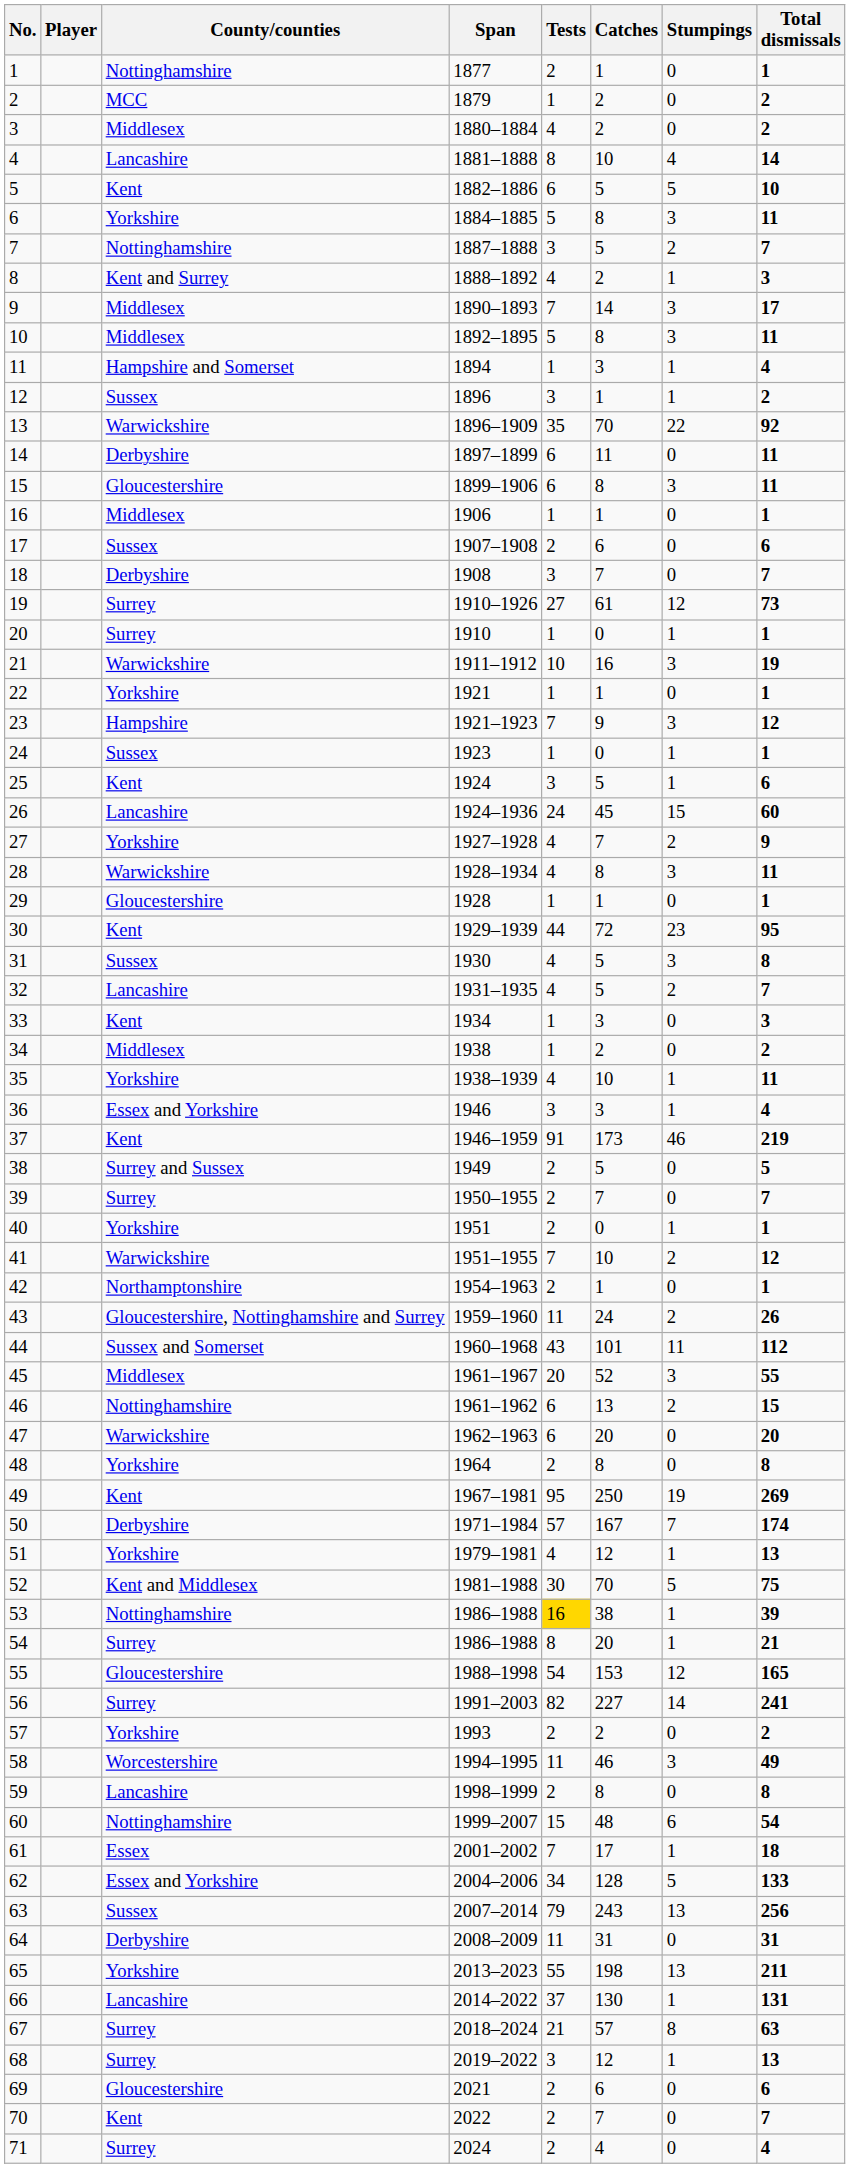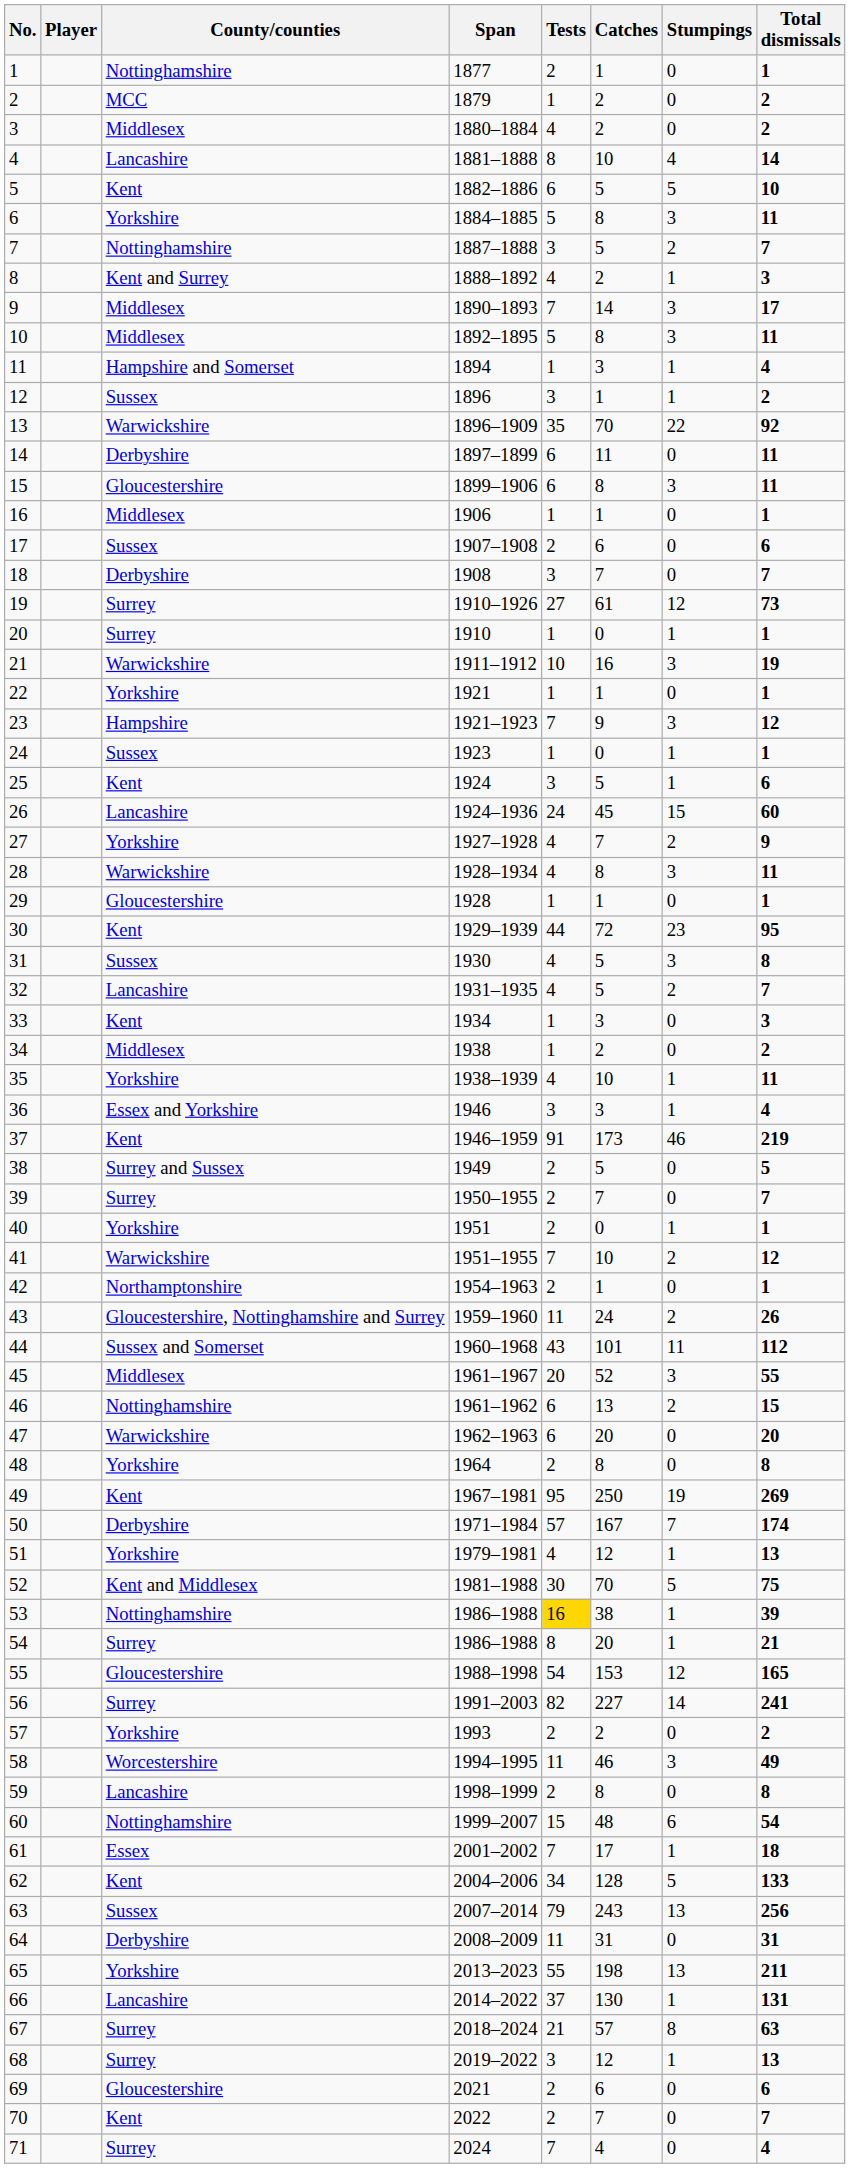(182, 1881) Essex and Yorkshire -> (124, 1881) Kent
(551, 2148) 2 -> (551, 2148) 7
